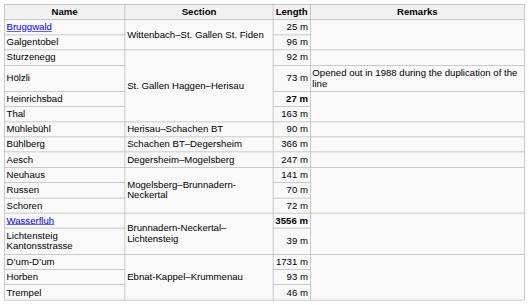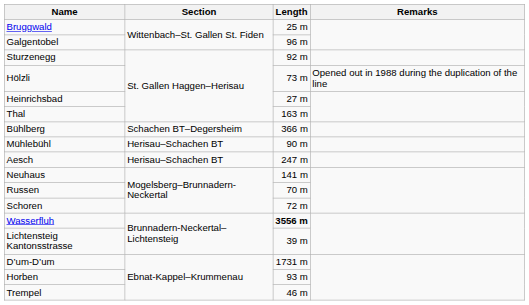(297, 99) bold -> (297, 99) normal
rows swapped: (29, 129) <-> (26, 144)
(181, 159) Degersheim–Mogelsberg -> (175, 159) Herisau–Schachen BT
